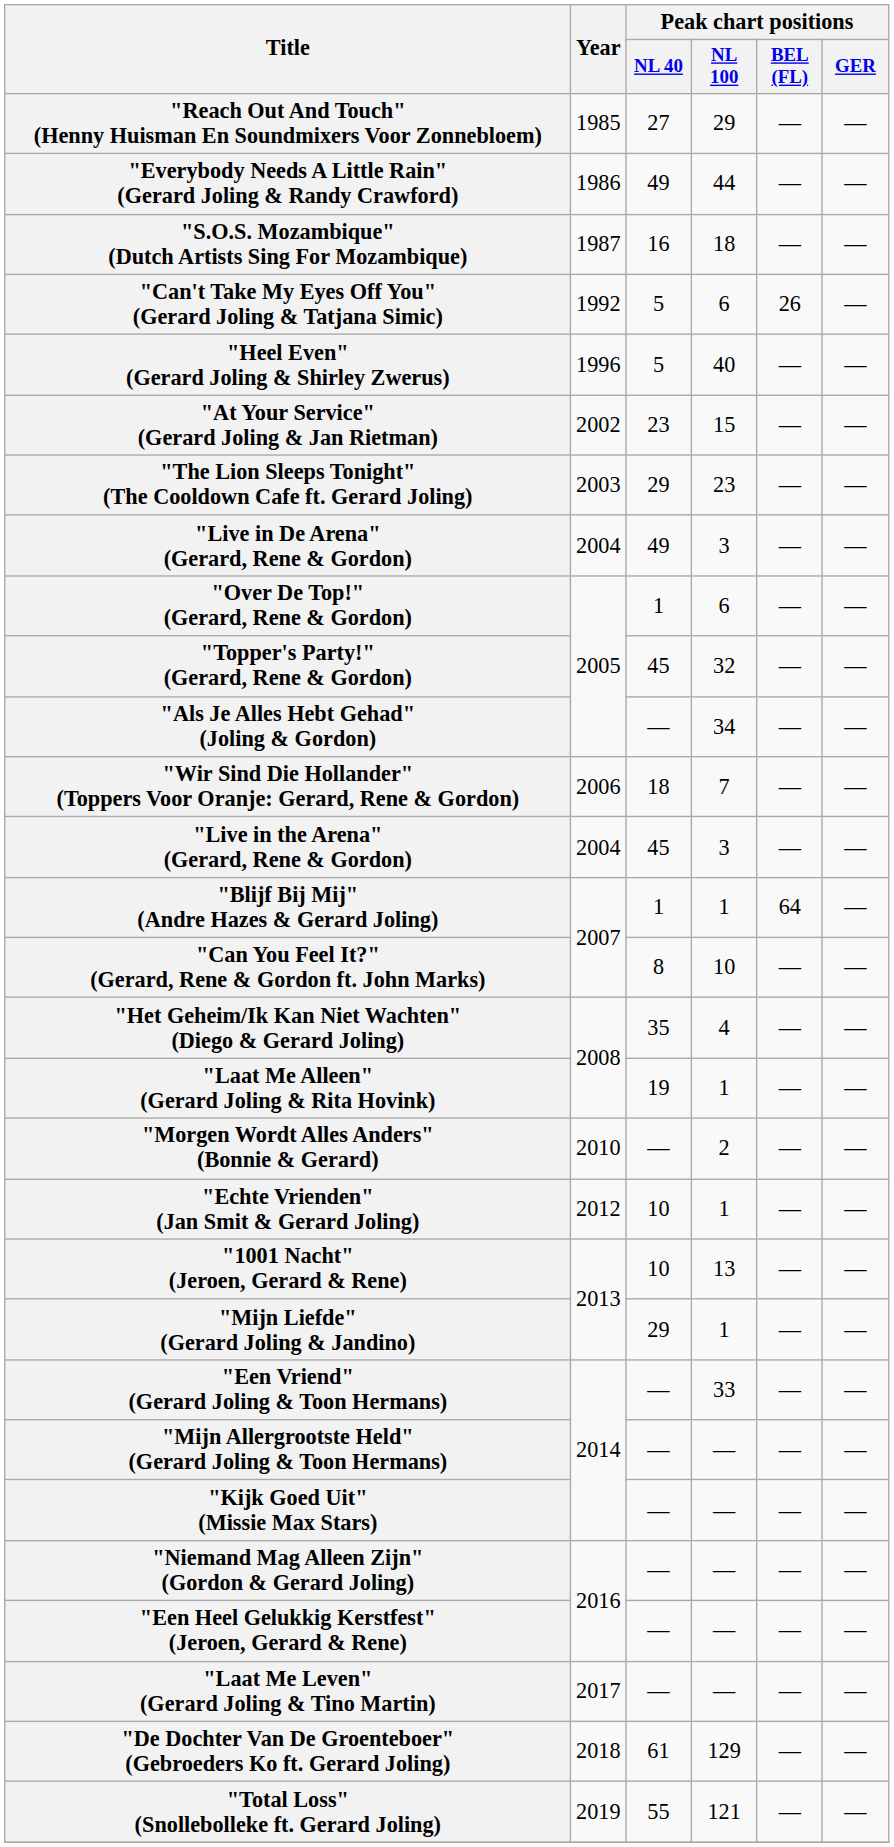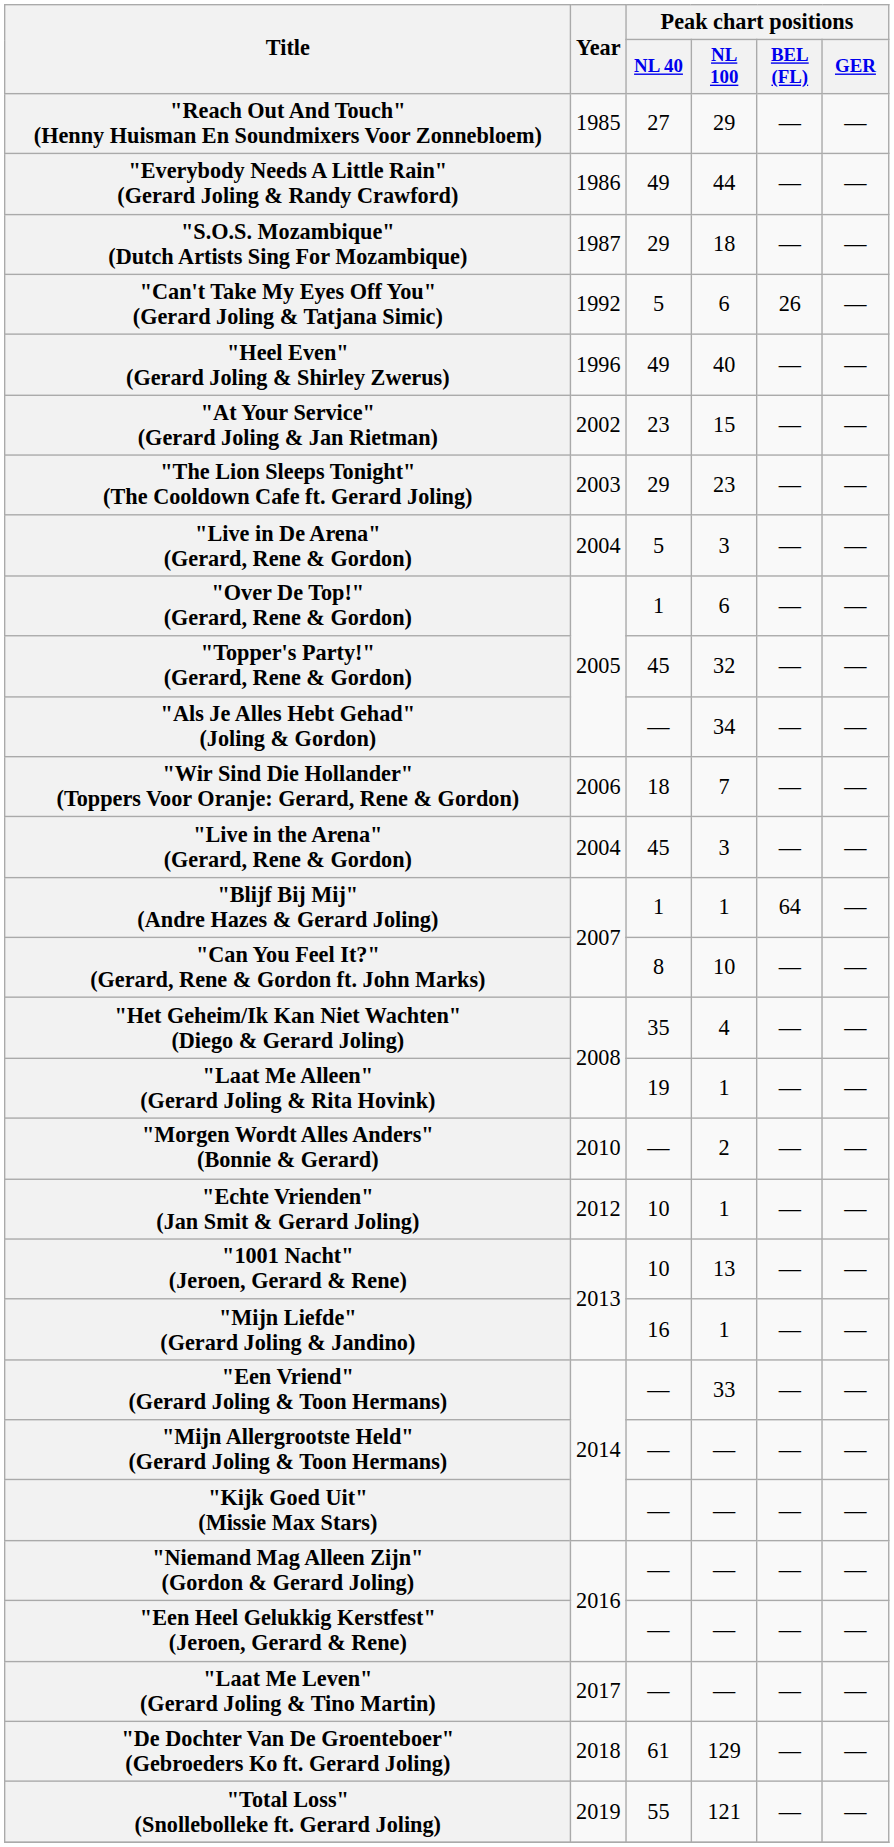(658, 243) 16 -> (658, 243) 29
(658, 364) 5 -> (658, 364) 49
(658, 545) 49 -> (658, 545) 5
(658, 1329) 29 -> (658, 1329) 16
